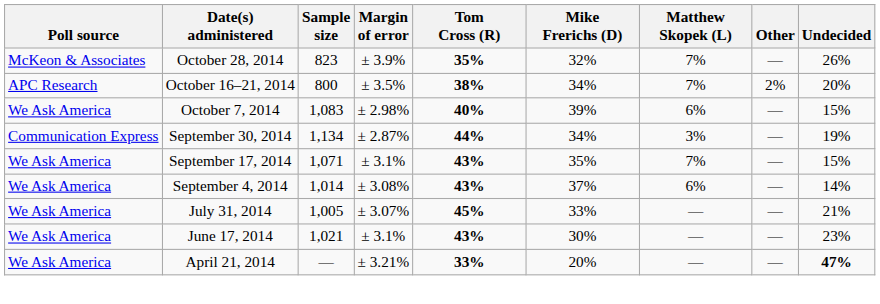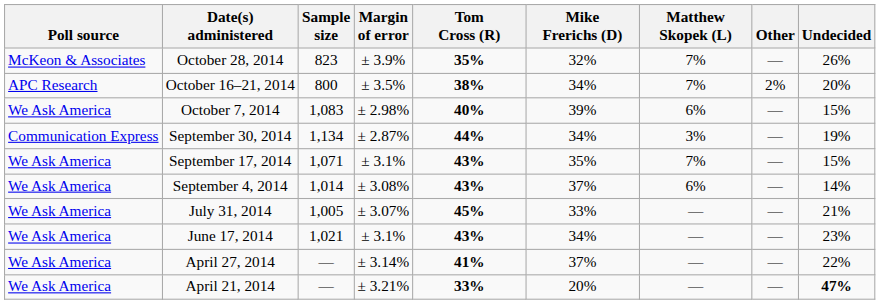(582, 236) 30% -> (582, 236) 34%
+ row: (230, 262)
